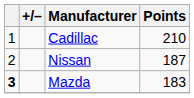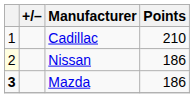(12, 60) no background -> (12, 60) lightyellow background
(174, 60) 187 -> (174, 60) 186
(174, 82) 183 -> (174, 82) 186
